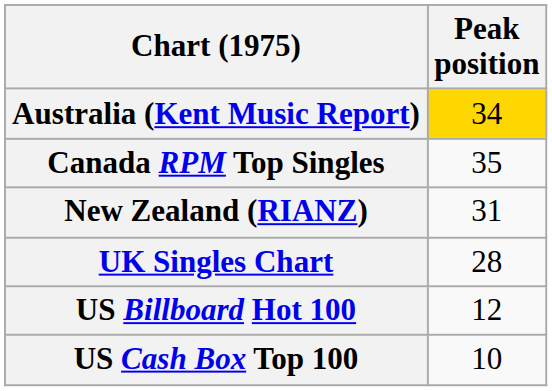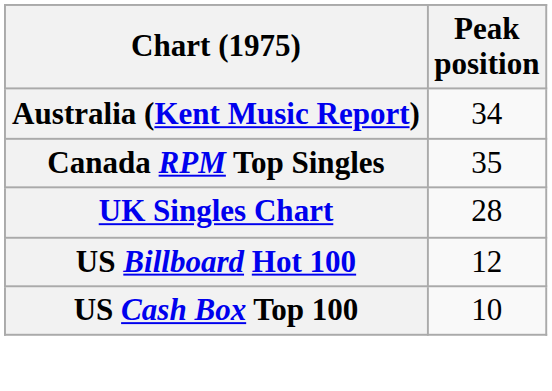(487, 113) gold background -> (487, 113) no background
- row: (216, 211)
